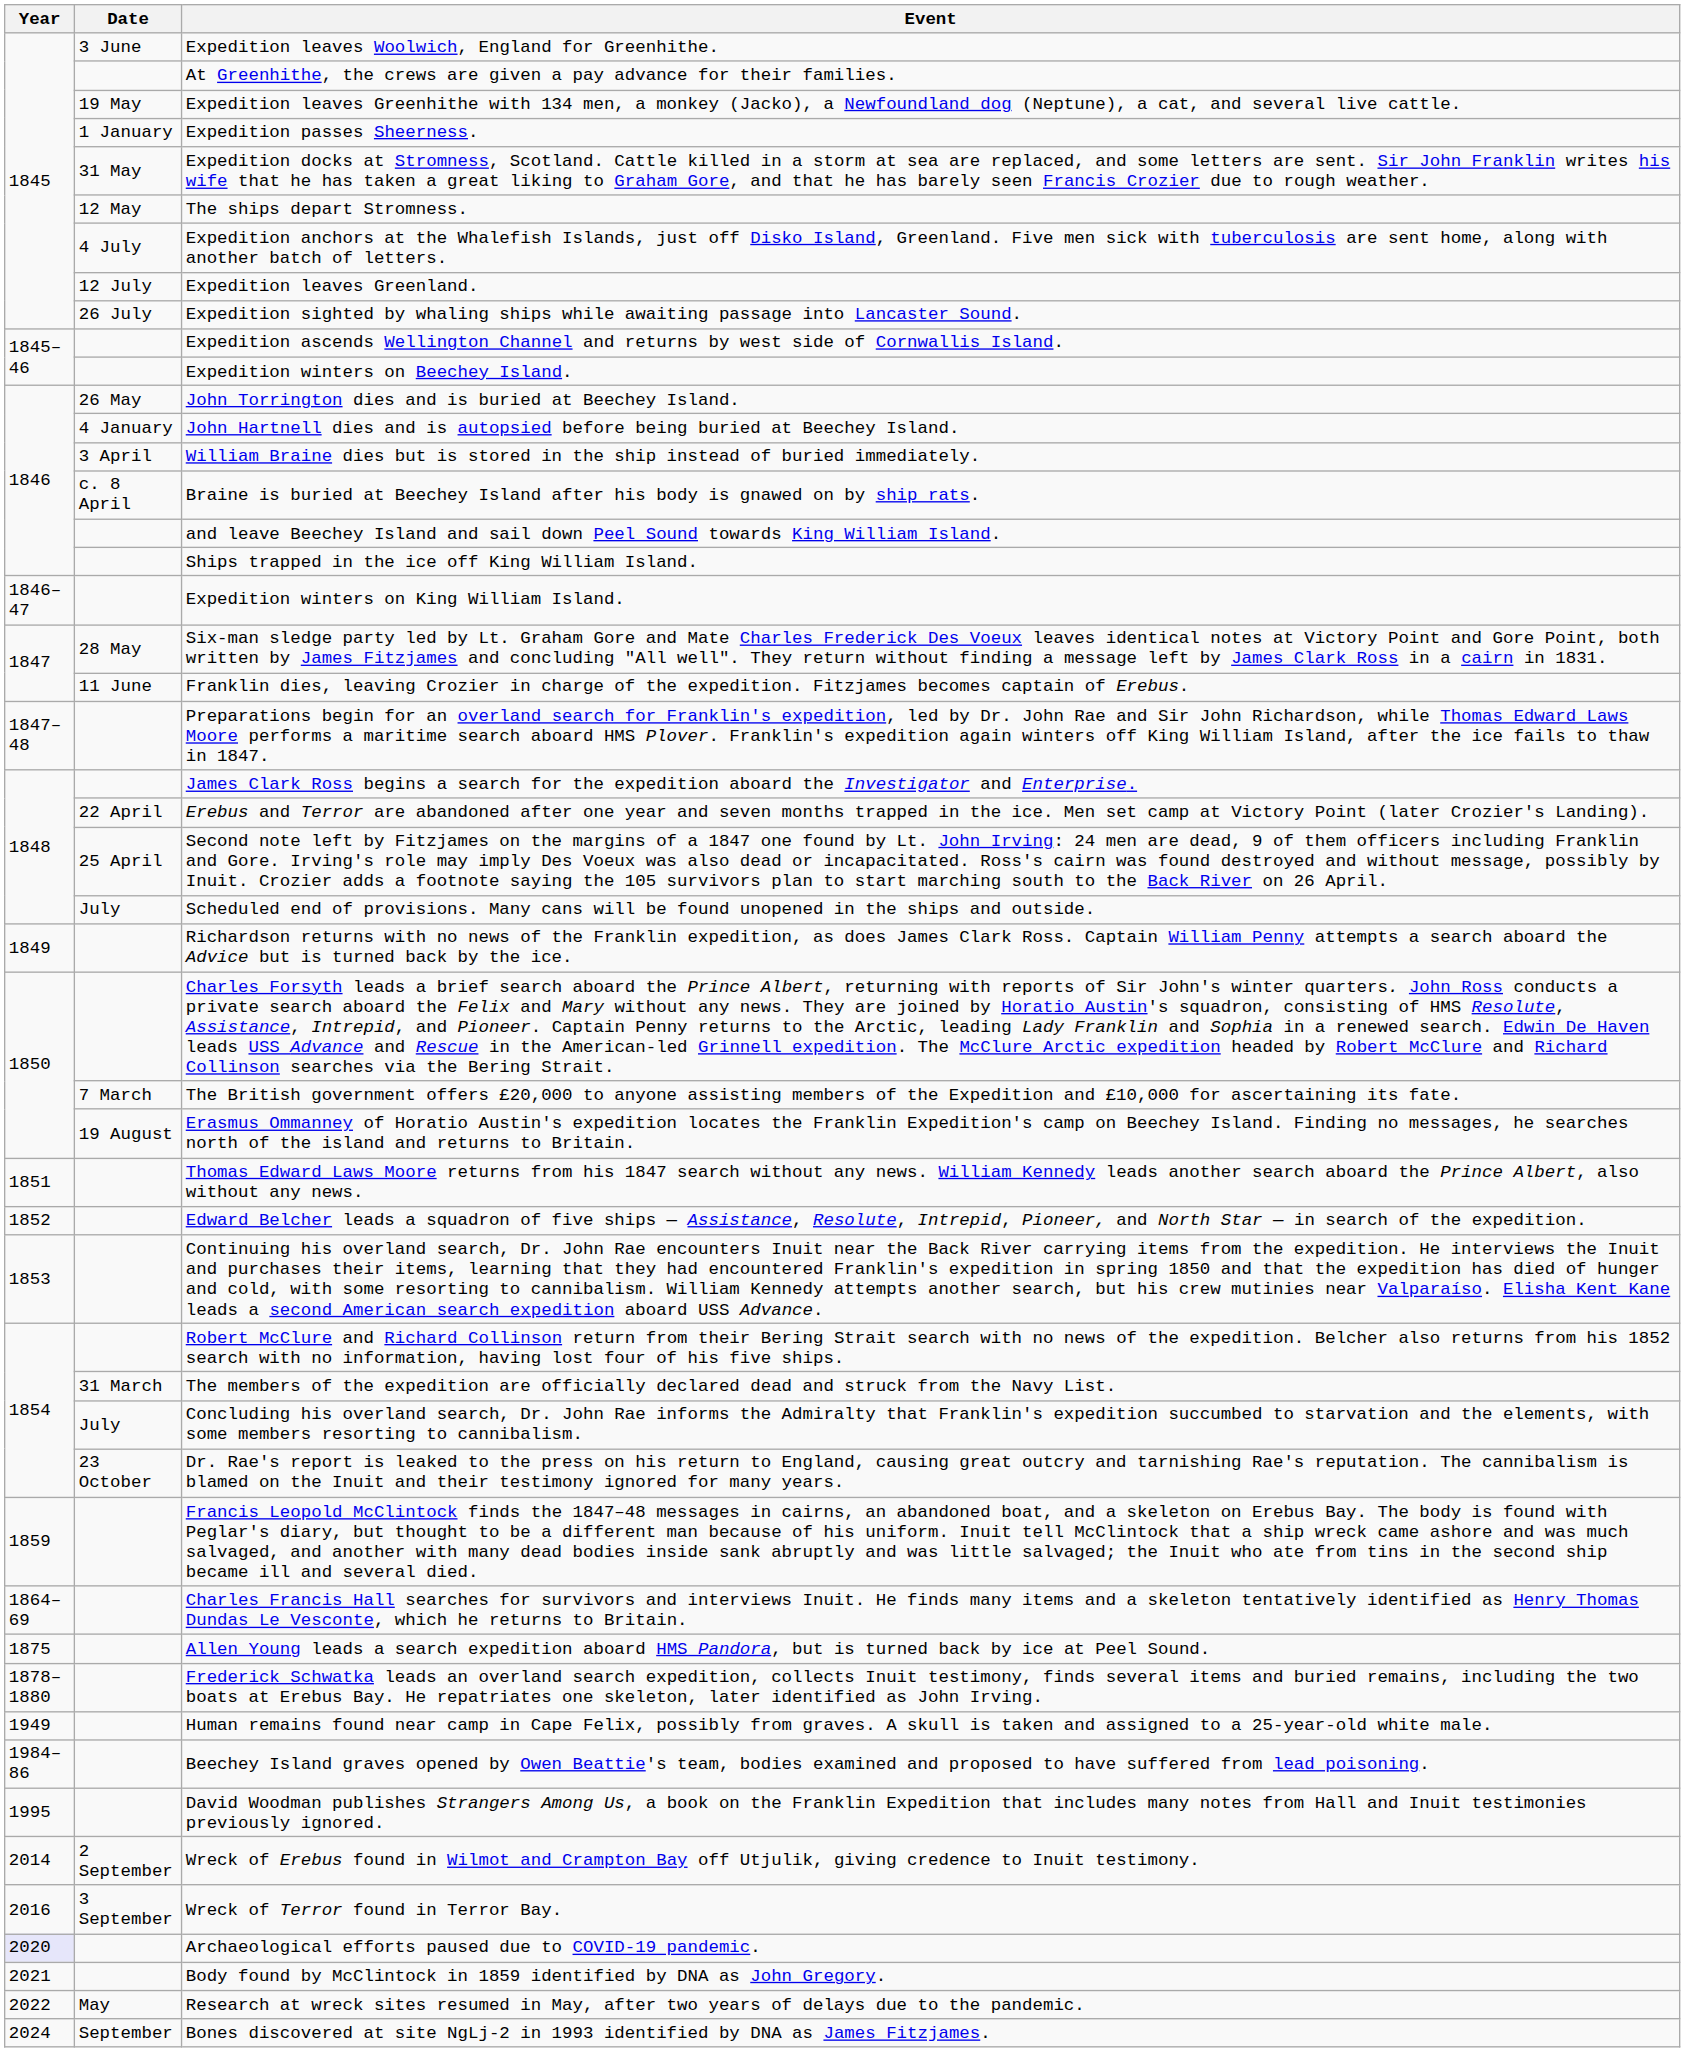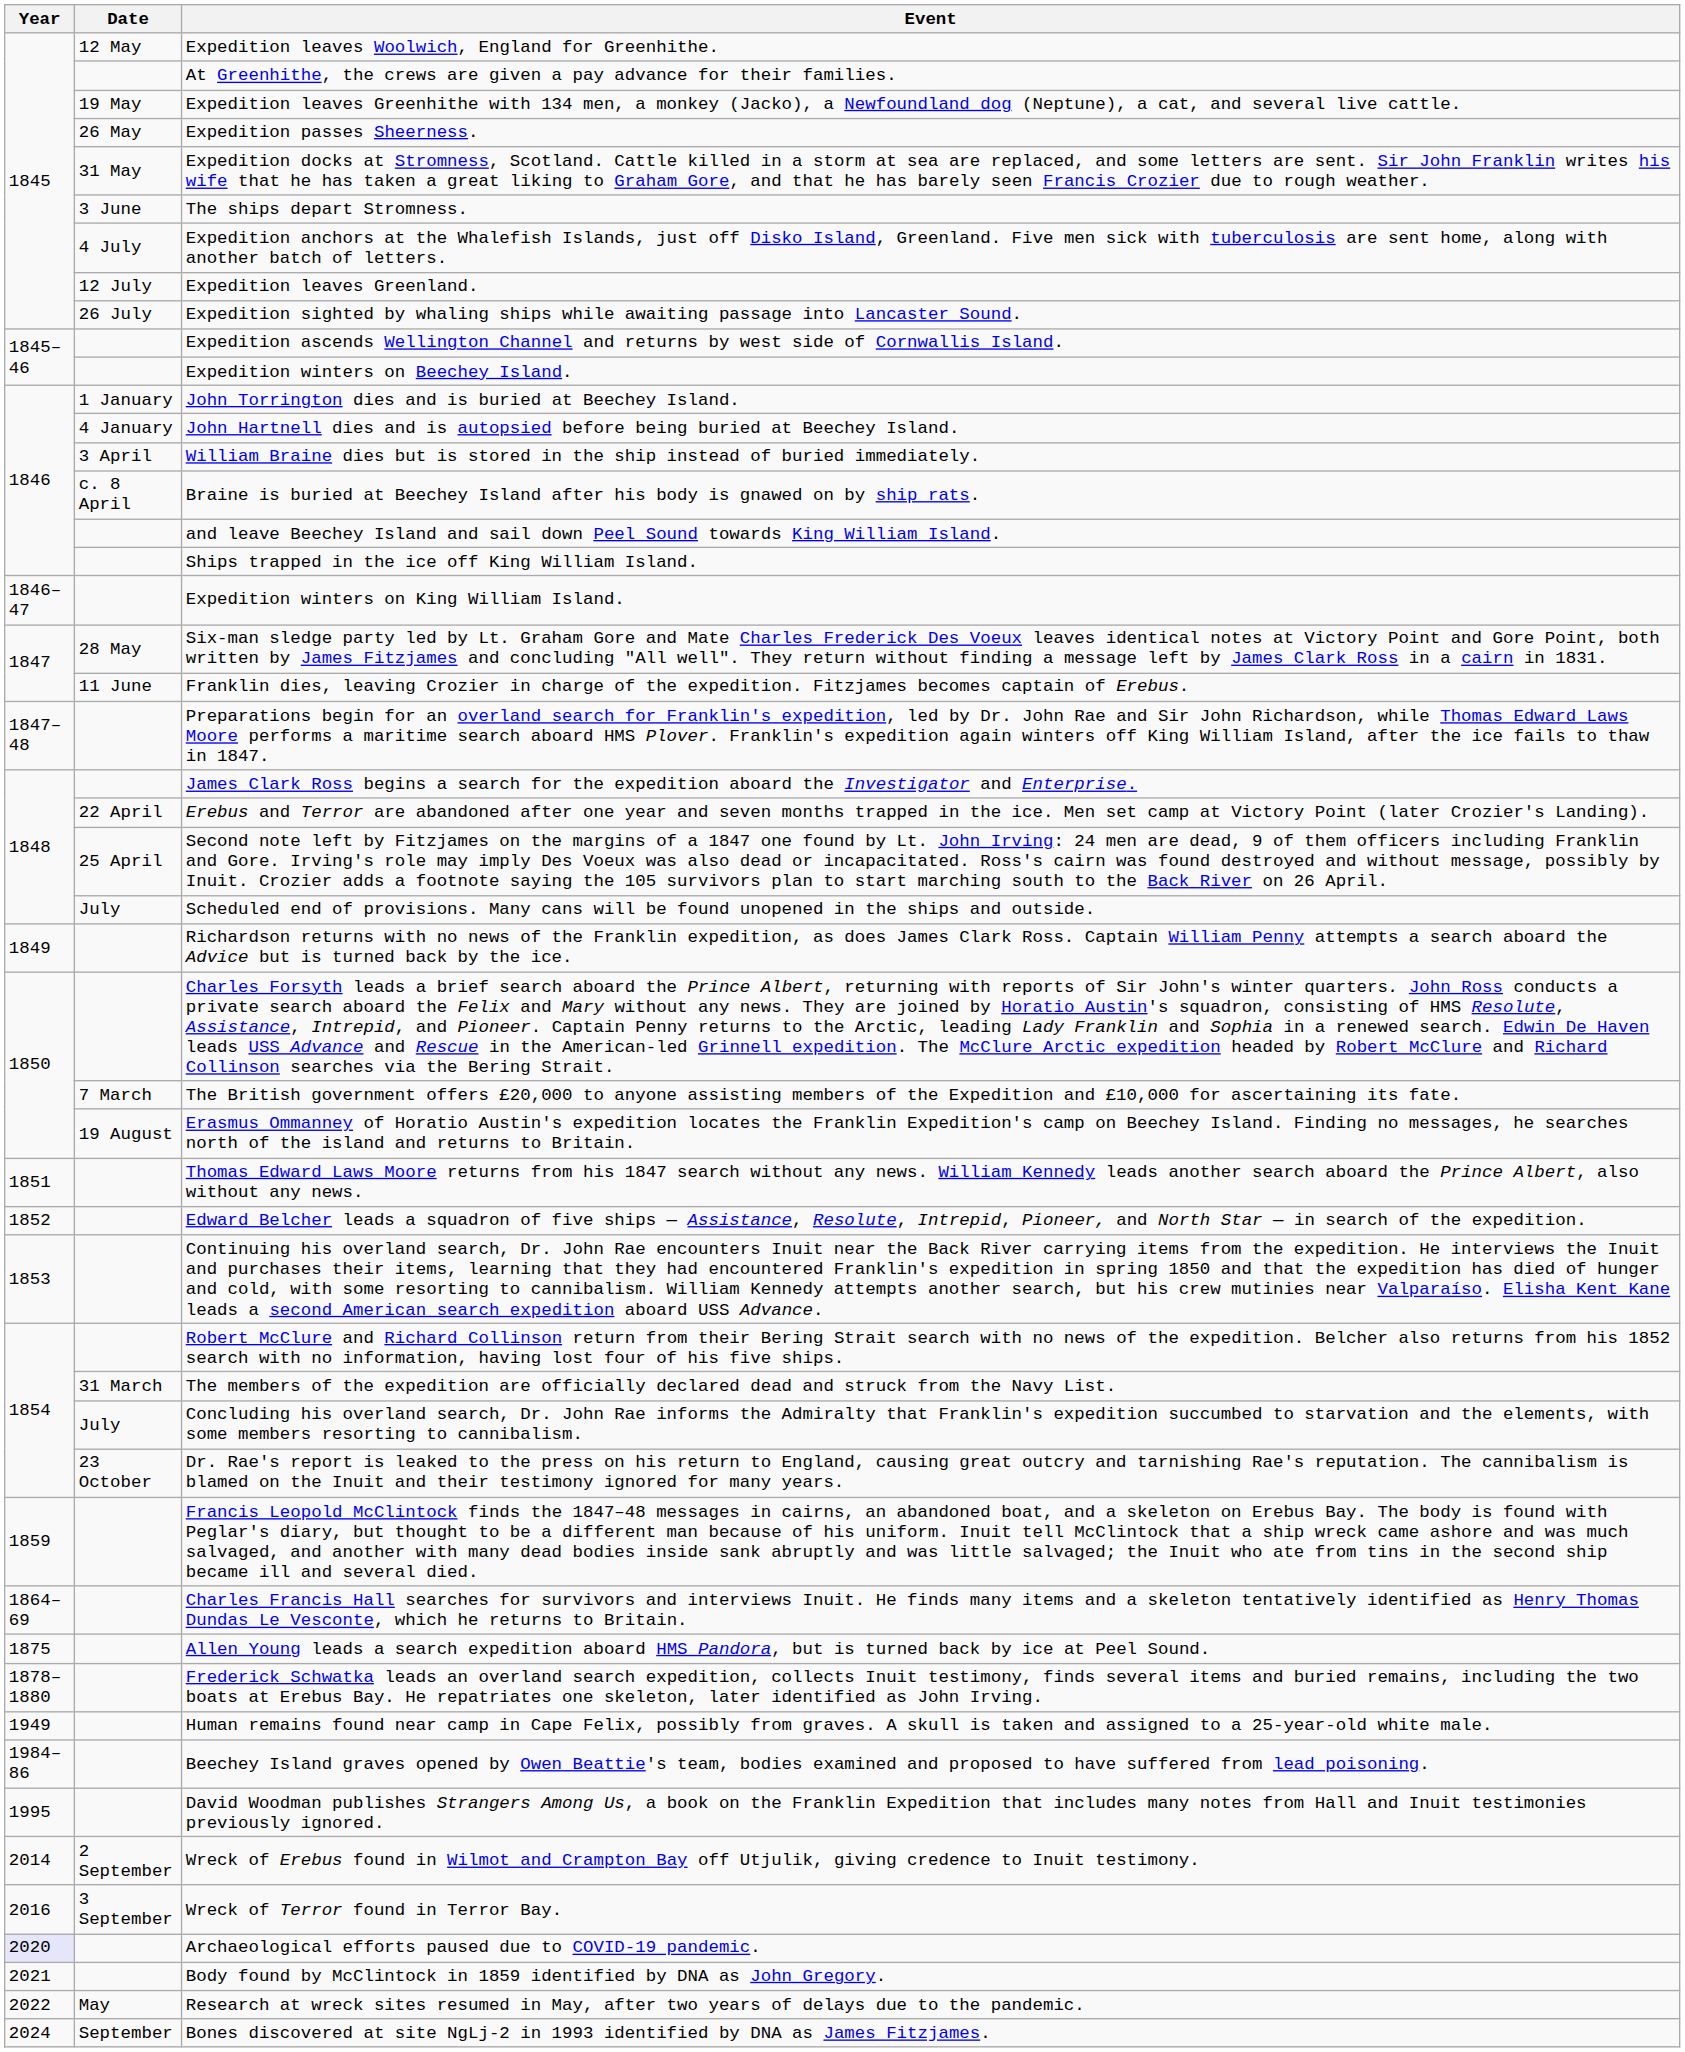(110, 47) 3 June -> (110, 47) 12 May
(126, 132) 1 January -> (110, 132) 26 May
(110, 209) 12 May -> (110, 209) 3 June
(110, 400) 26 May -> (126, 400) 1 January
